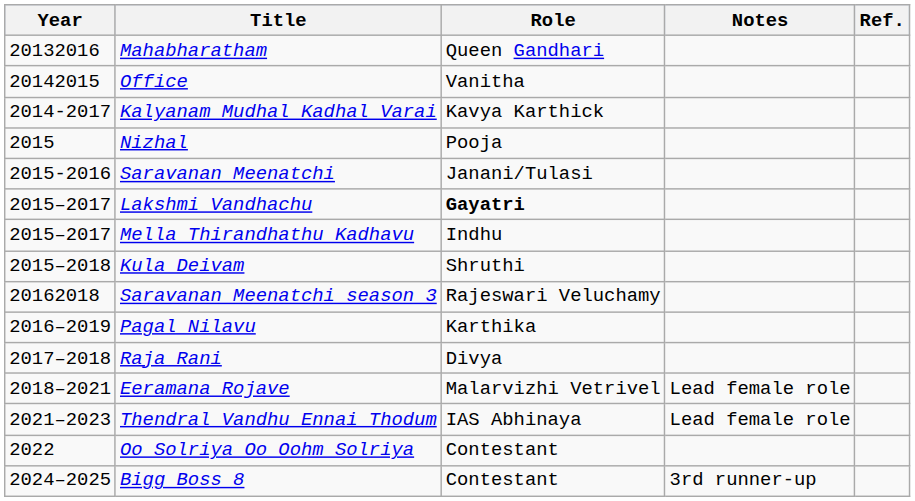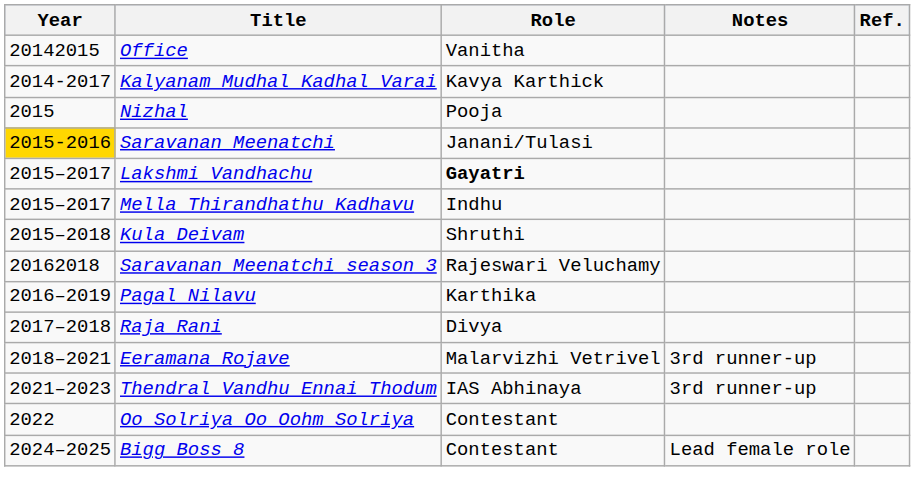- row: (194, 51)
(60, 174) no background -> (60, 143) gold background
(760, 389) Lead female role -> (743, 358) 3rd runner-up
(760, 419) Lead female role -> (743, 389) 3rd runner-up
(743, 481) 3rd runner-up -> (760, 450) Lead female role
